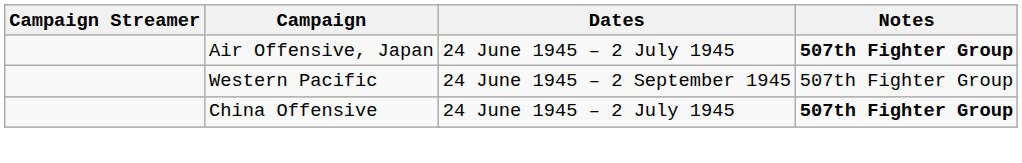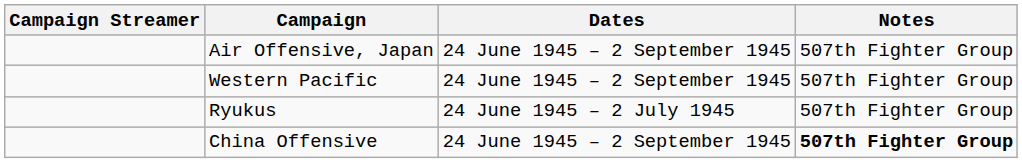(589, 50) 24 June 1945 – 2 July 1945 -> (617, 50) 24 June 1945 – 2 September 1945
(907, 50) bold -> (907, 50) normal
+ row: (243, 112)
(589, 112) 24 June 1945 – 2 July 1945 -> (617, 142) 24 June 1945 – 2 September 1945
